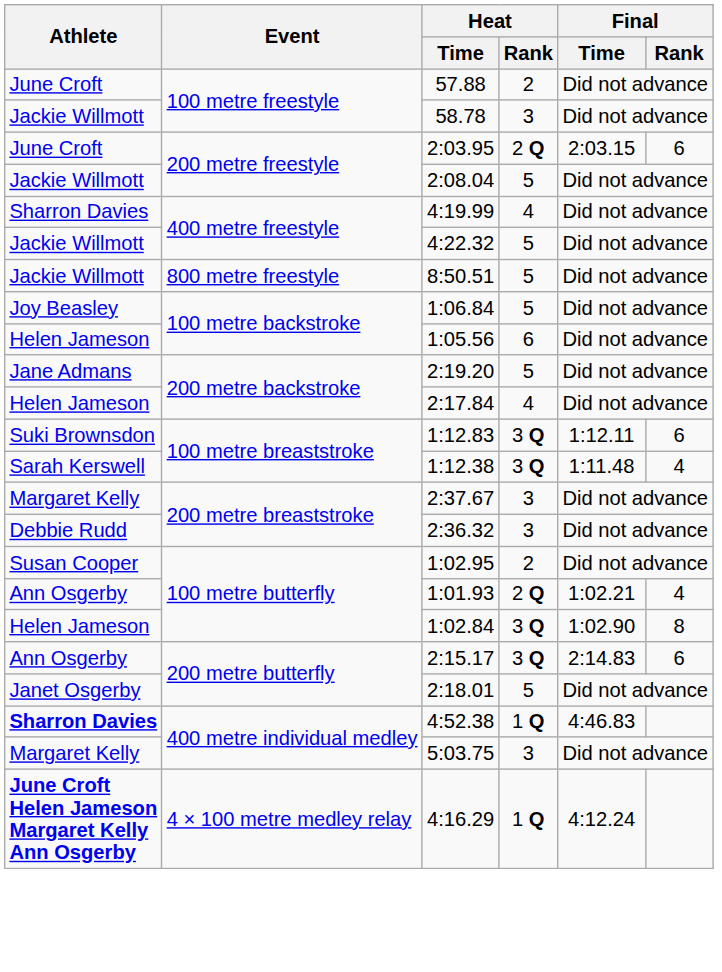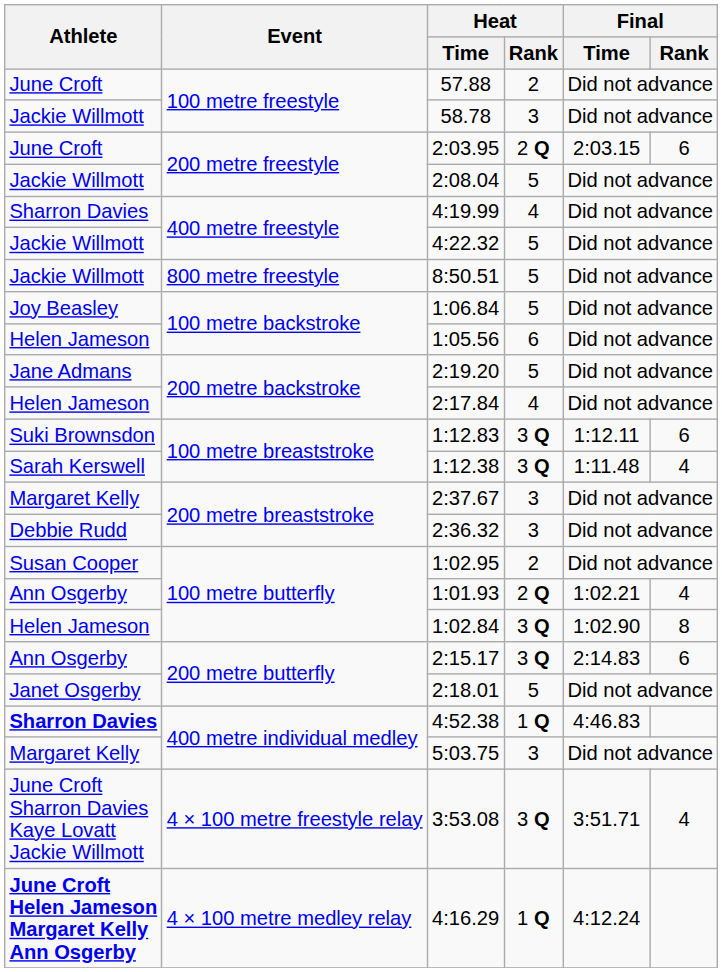+ row: (466, 819)
